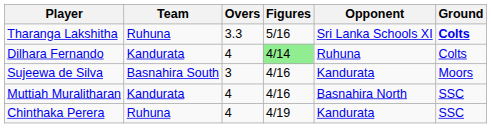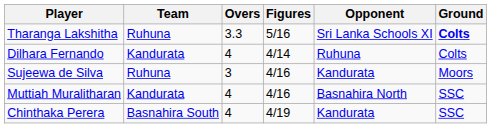(278, 53) lightgreen background -> (278, 53) no background
(173, 73) Basnahira South -> (149, 73) Ruhuna
(149, 113) Ruhuna -> (173, 113) Basnahira South
